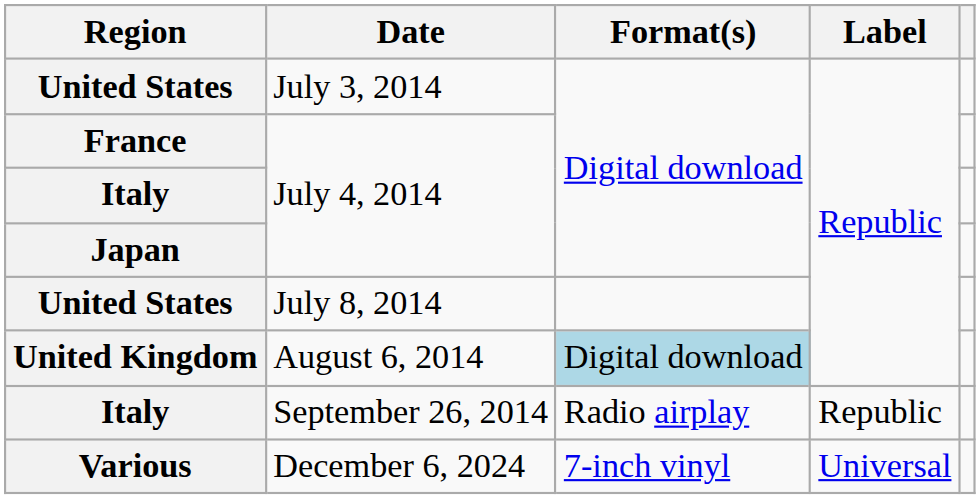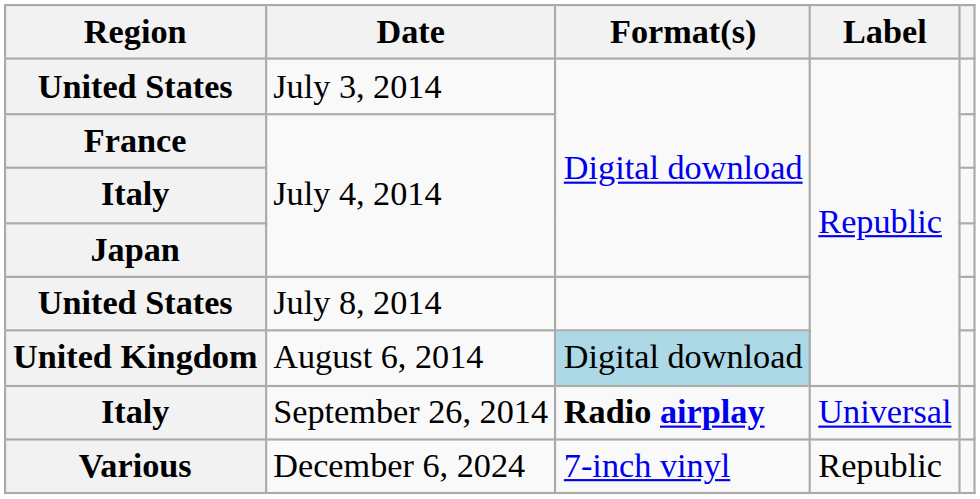(657, 411) normal -> (664, 411) bold
(880, 411) Republic -> (885, 411) Universal
(885, 466) Universal -> (880, 466) Republic
